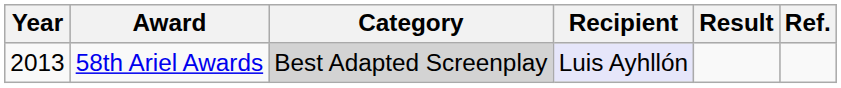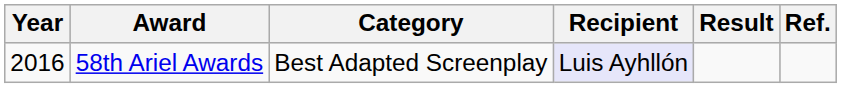(37, 62) 2013 -> (37, 62) 2016
(411, 62) lightgrey background -> (411, 62) no background
